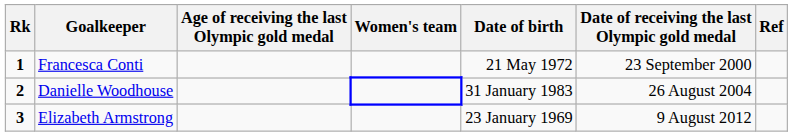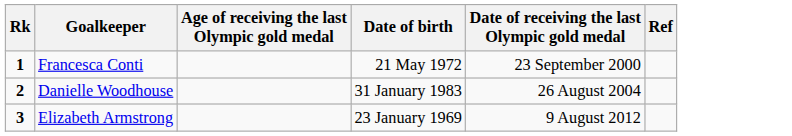- column: (406, 27)
